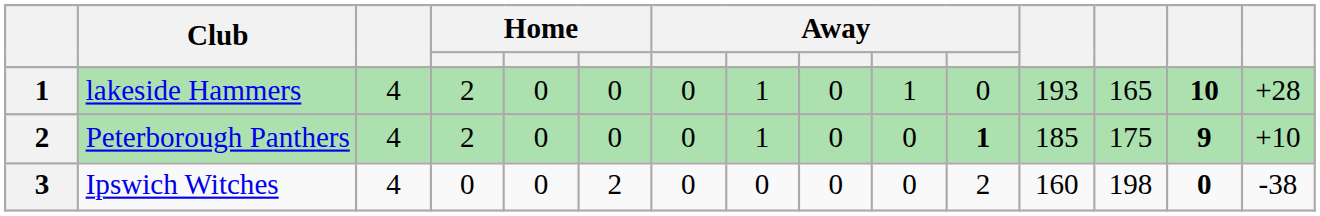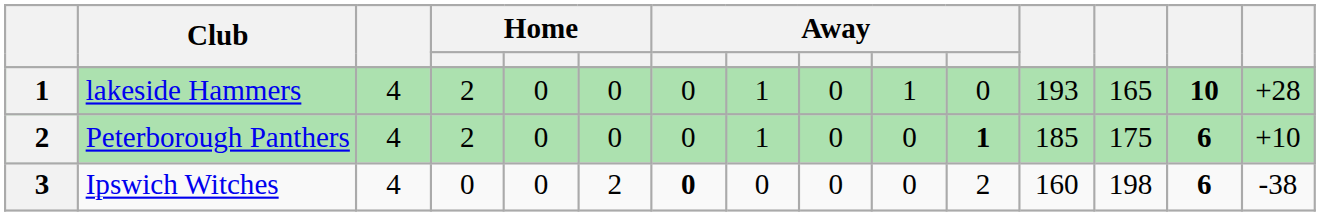(1204, 137) 9 -> (1204, 137) 6
(688, 185) normal -> (688, 185) bold
(1204, 185) 0 -> (1204, 185) 6
